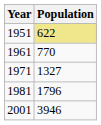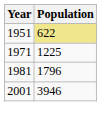- row: (19, 52)
(49, 71) 1327 -> (49, 52) 1225
